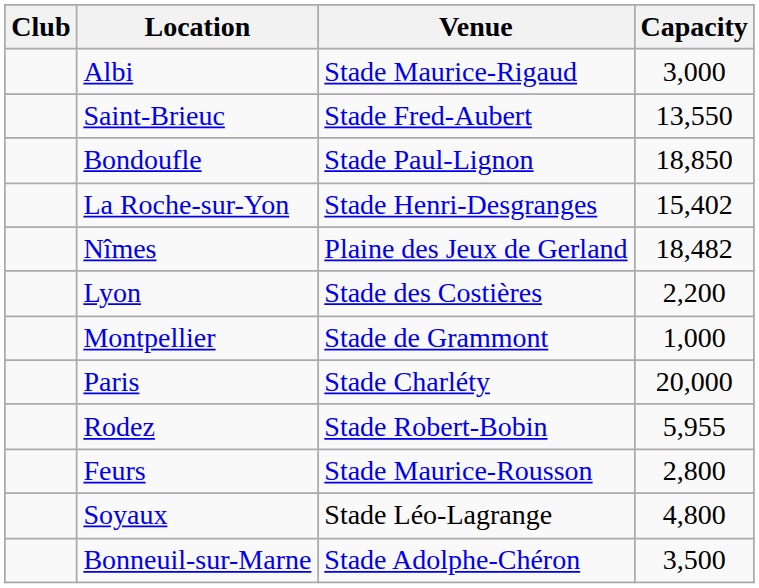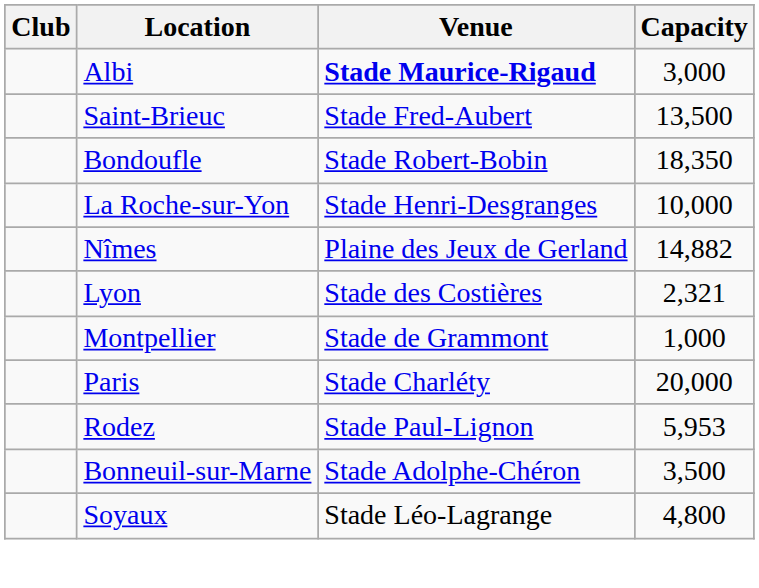(451, 71) normal -> (460, 71) bold
(694, 115) 13,550 -> (694, 115) 13,500
(429, 159) Stade Paul-Lignon -> (436, 159) Stade Robert-Bobin
(694, 159) 18,850 -> (694, 159) 18,350
(694, 204) 15,402 -> (694, 204) 10,000
(694, 248) 18,482 -> (694, 248) 14,882
(694, 293) 2,200 -> (694, 293) 2,321
(436, 426) Stade Robert-Bobin -> (429, 426) Stade Paul-Lignon
(694, 426) 5,955 -> (694, 426) 5,953
- row: (114, 470)
rows swapped: (125, 515) <-> (197, 559)
